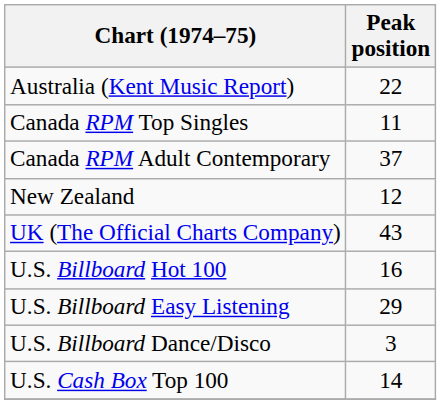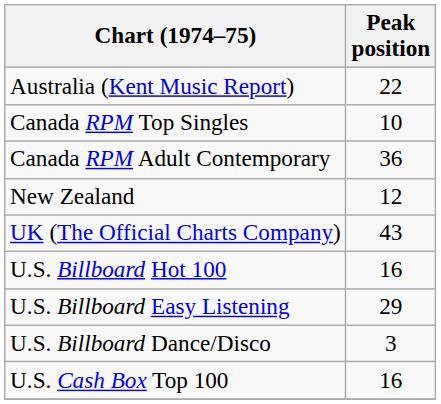(391, 122) 11 -> (391, 122) 10
(391, 159) 37 -> (391, 159) 36
(391, 380) 14 -> (391, 380) 16
